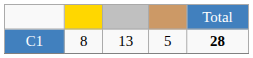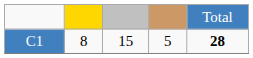(126, 41) 13 -> (126, 41) 15
